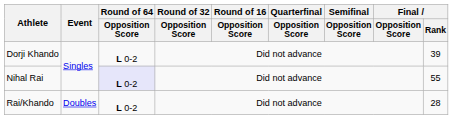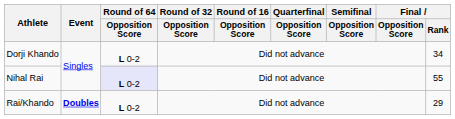(436, 54) 39 -> (438, 54) 34
(80, 103) normal -> (81, 103) bold
(436, 103) 28 -> (438, 103) 29
